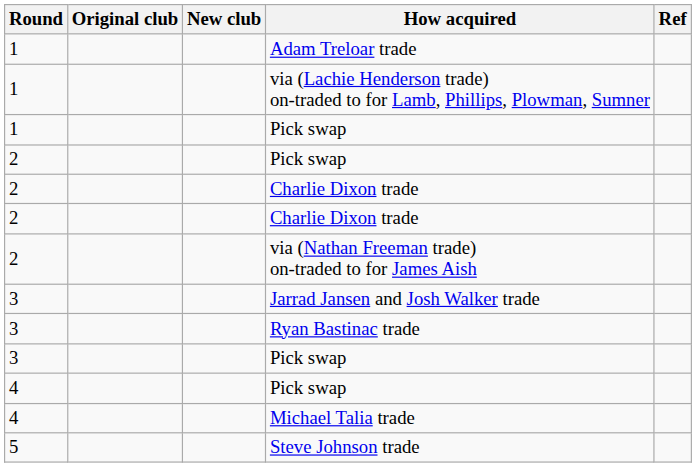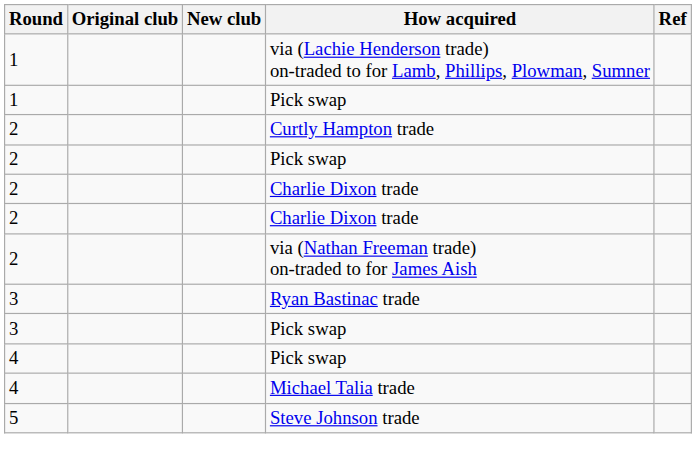- row: (14, 49)
+ row: (14, 129)
- row: (14, 298)
